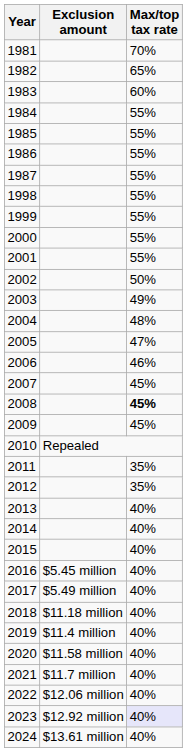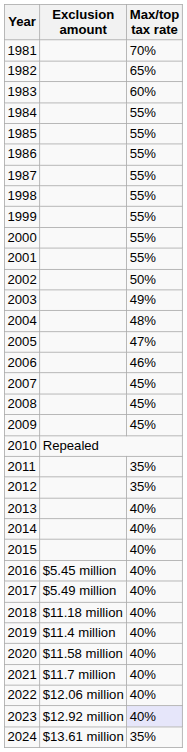(143, 404) bold -> (143, 404) normal
(143, 737) 40% -> (143, 737) 35%
